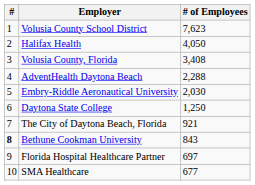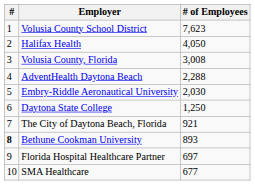(194, 60) 3,408 -> (194, 60) 3,008
(190, 140) 843 -> (190, 140) 893
